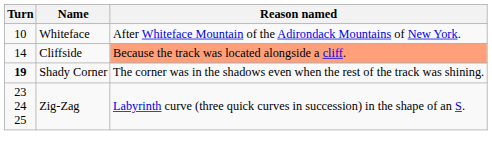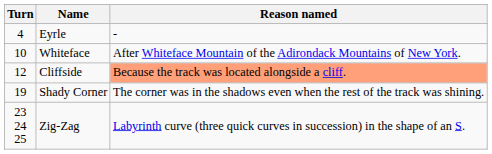+ row: (53, 33)
(20, 53) 14 -> (20, 72) 12
(20, 72) bold -> (20, 92) normal
